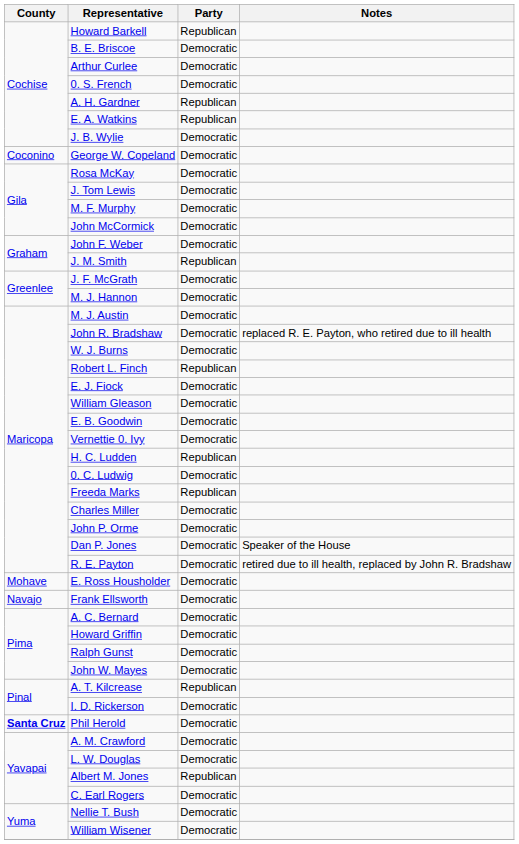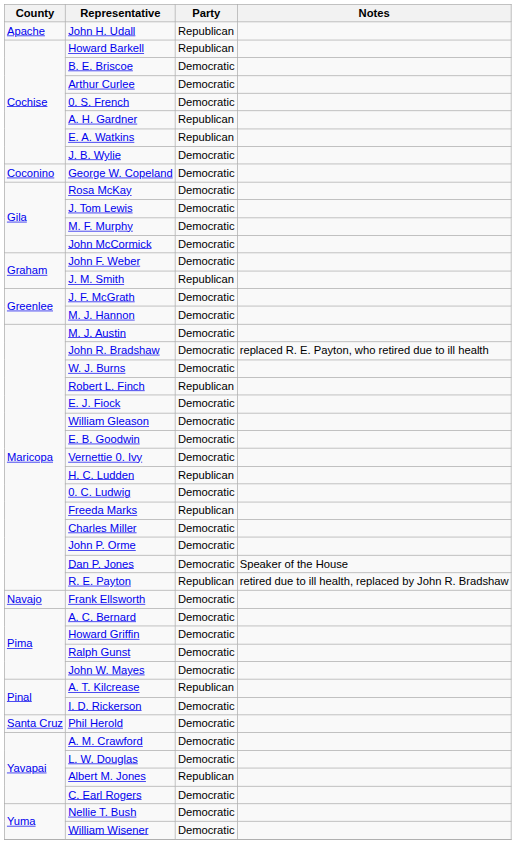+ row: (102, 31)
(209, 564) Democratic -> (206, 581) Republican
- row: (120, 581)
(36, 723) bold -> (35, 723) normal
